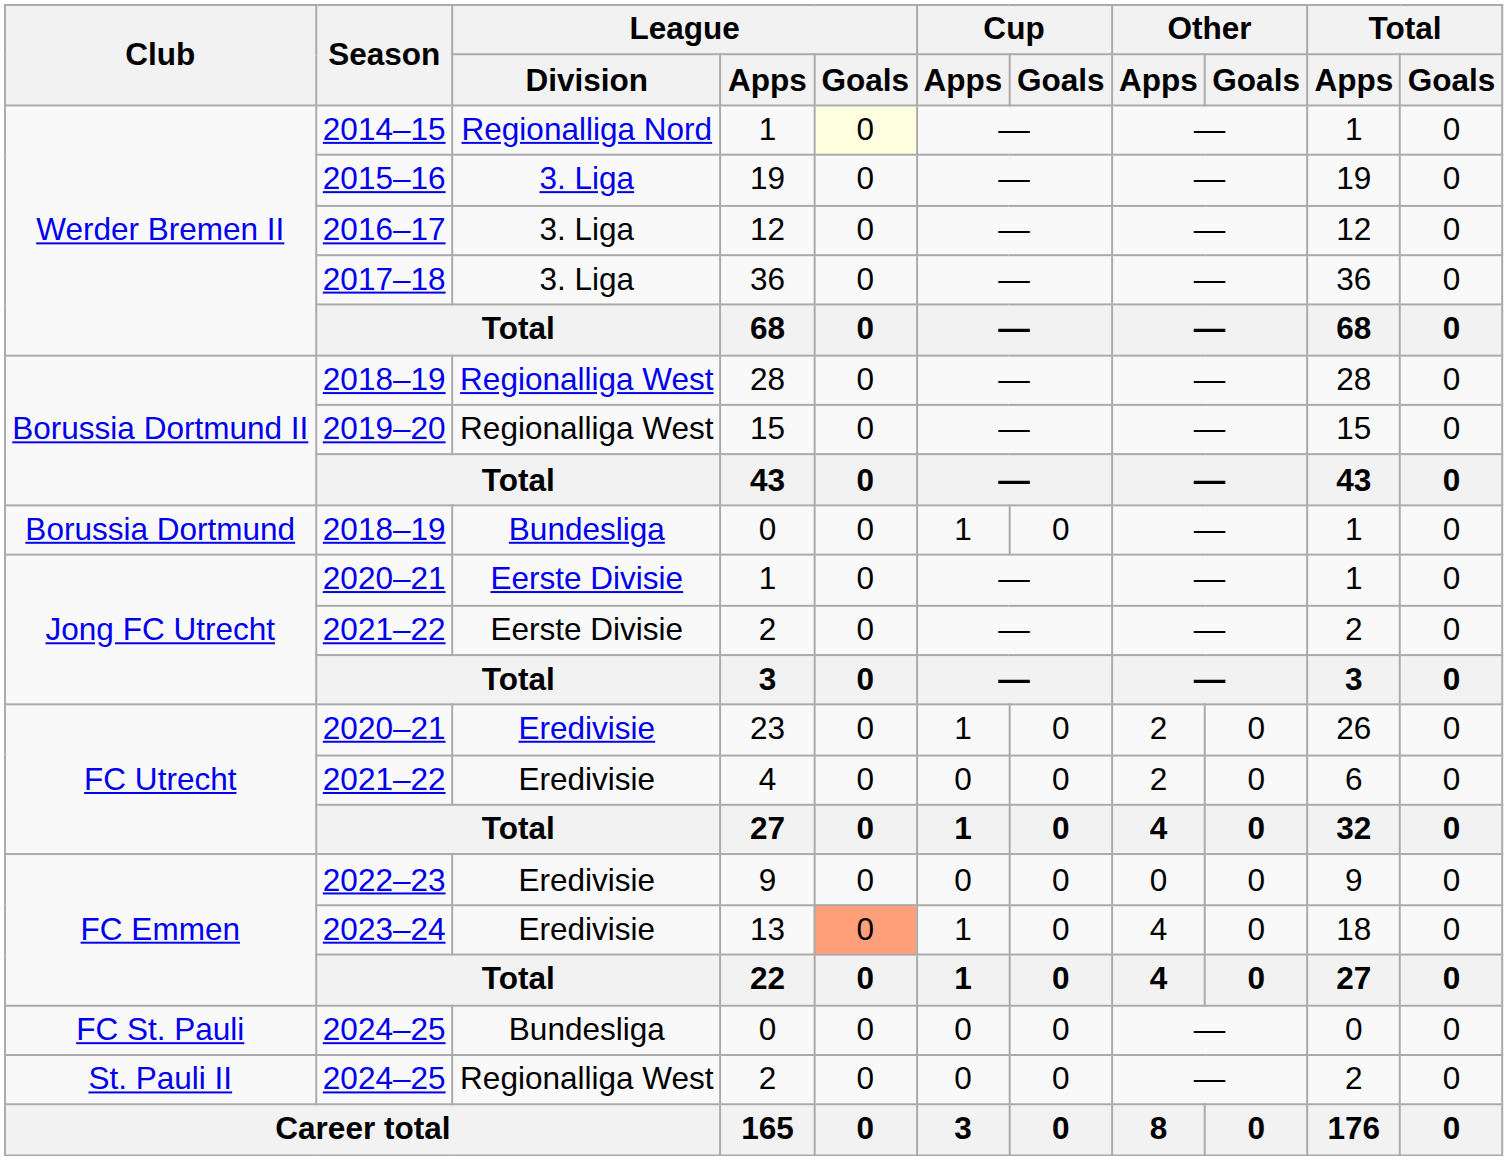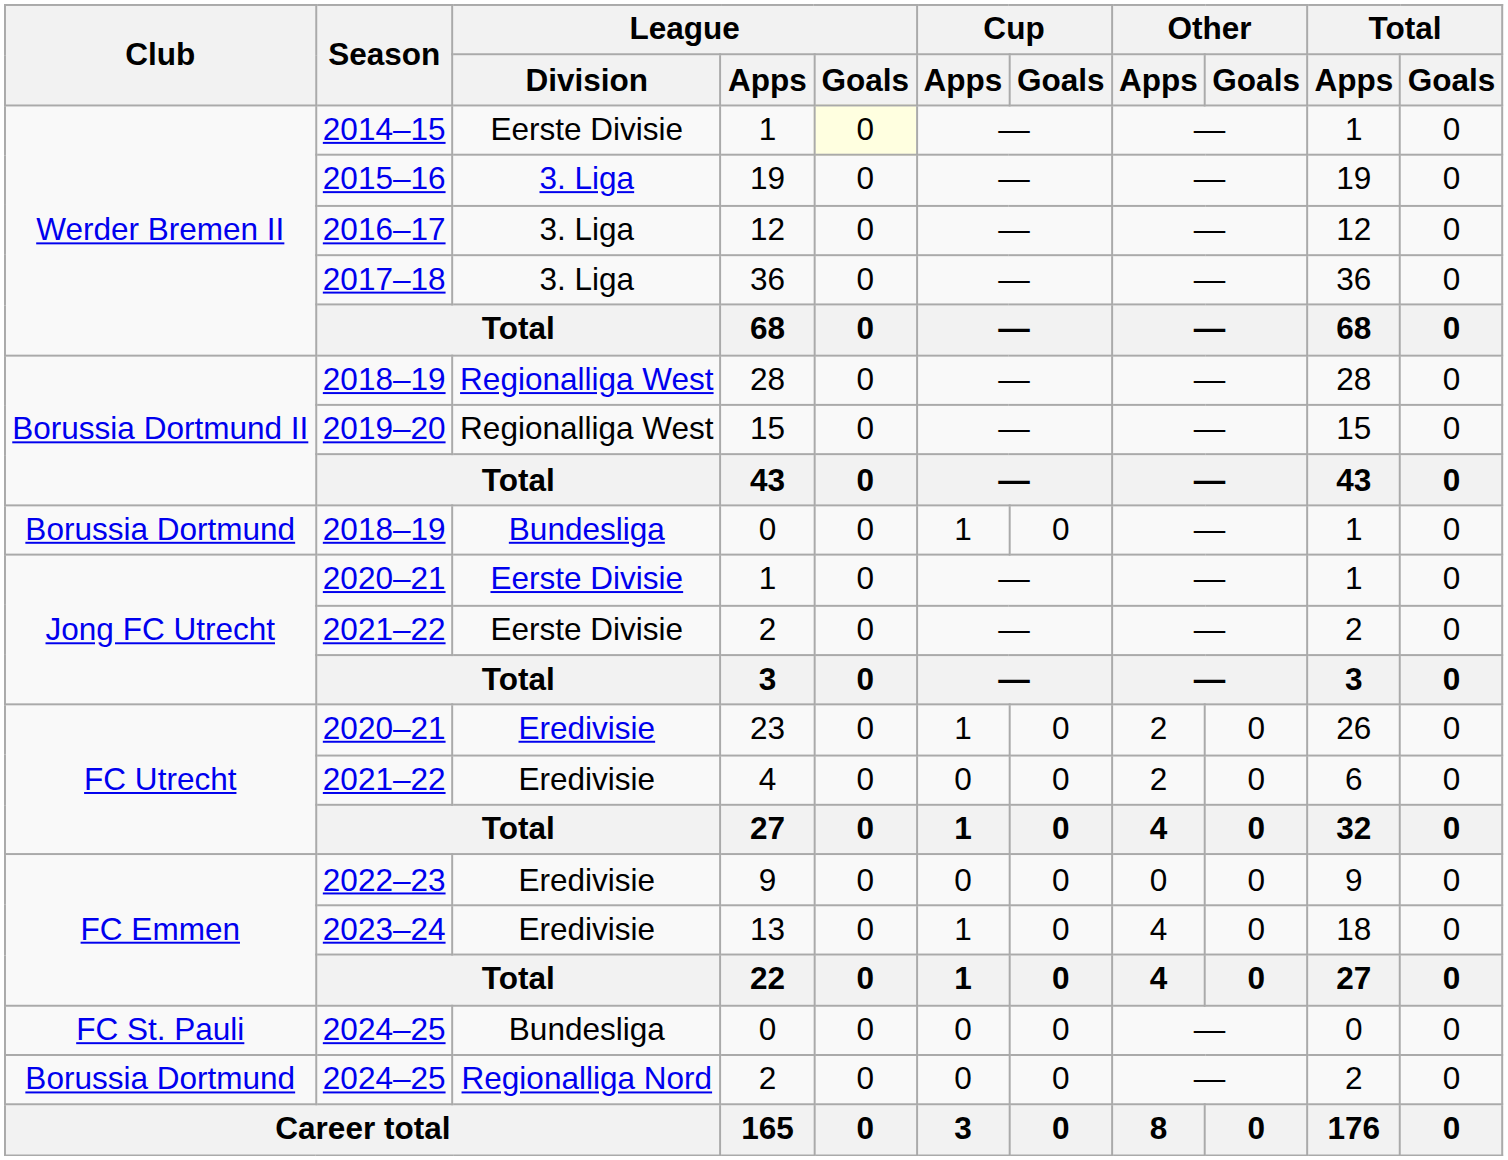(587, 129) Regionalliga Nord -> (587, 129) Eerste Divisie
(865, 929) lightsalmon background -> (865, 929) no background
(160, 1079) St. Pauli II -> (160, 1079) Borussia Dortmund
(587, 1079) Regionalliga West -> (587, 1079) Regionalliga Nord
